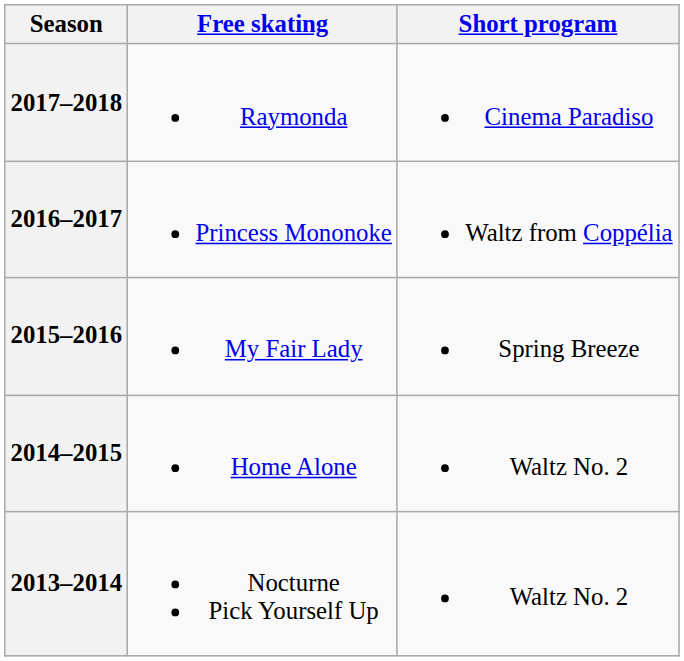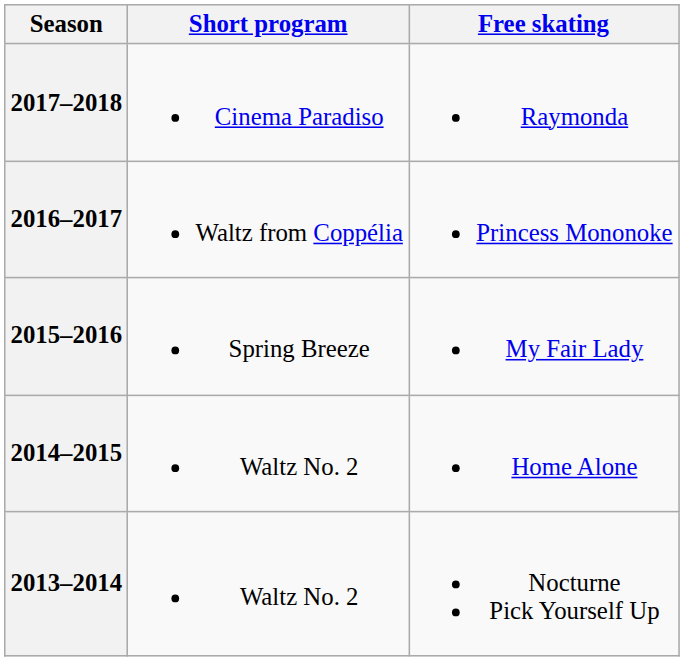columns swapped: (538, 24) <-> (263, 24)
